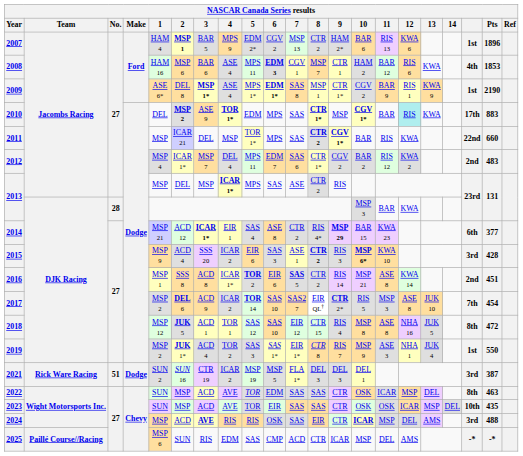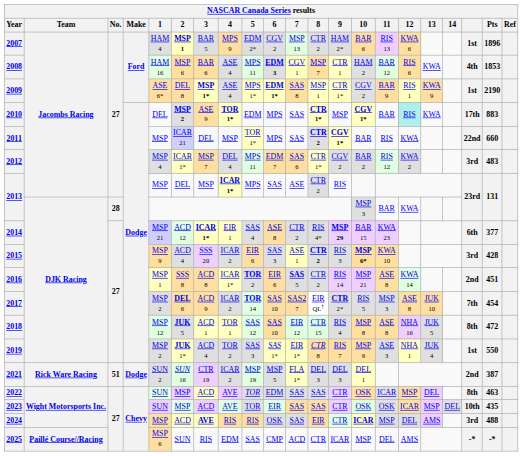(472, 161) 2nd -> (472, 161) 3rd
(472, 374) 3rd -> (472, 374) 2nd
